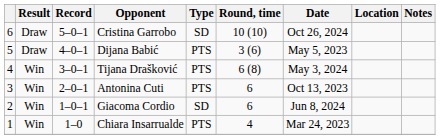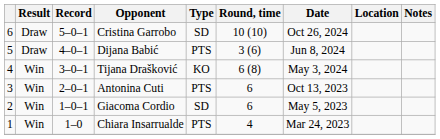(318, 50) May 5, 2023 -> (318, 50) Jun 8, 2024
(201, 69) PTS -> (201, 69) KO
(318, 106) Jun 8, 2024 -> (318, 106) May 5, 2023
